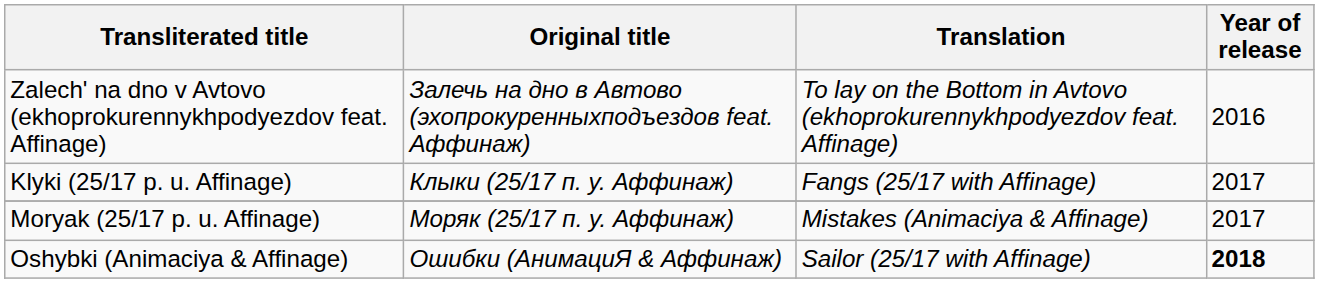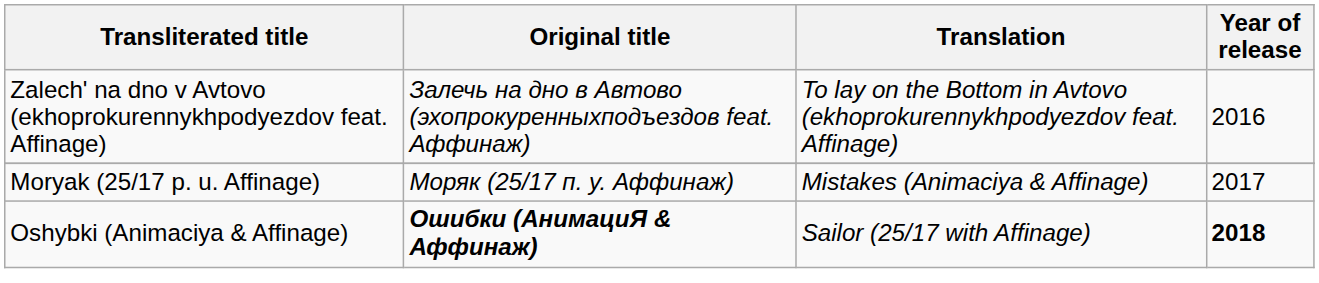- row: (151, 181)
(596, 258) normal -> (540, 233) bold
